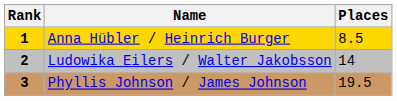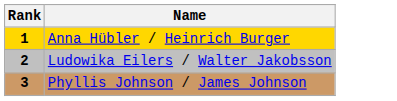- column: (363, 16)
